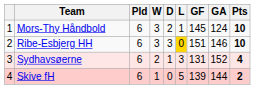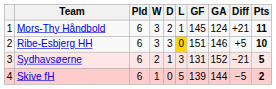+ column: (241, 12)
(240, 28) 10 -> (262, 28) 11
(240, 60) 4 -> (262, 60) 5
